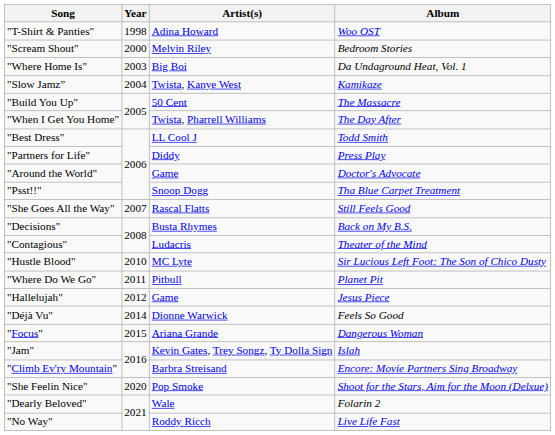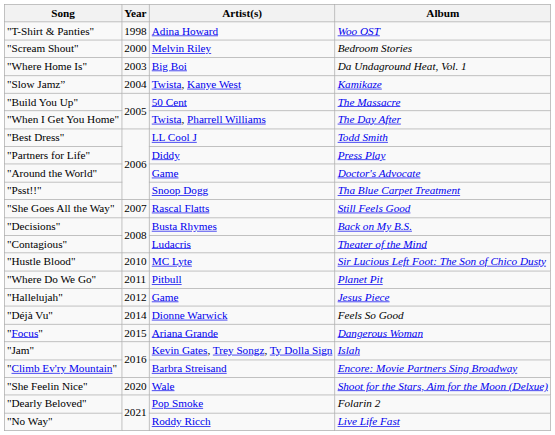(177, 386) Pop Smoke -> (163, 386) Wale
(163, 404) Wale -> (177, 404) Pop Smoke
